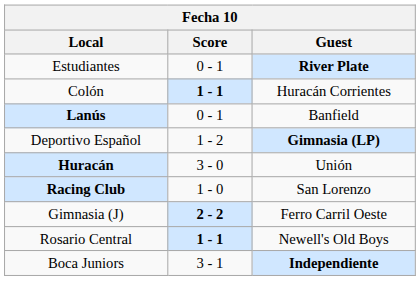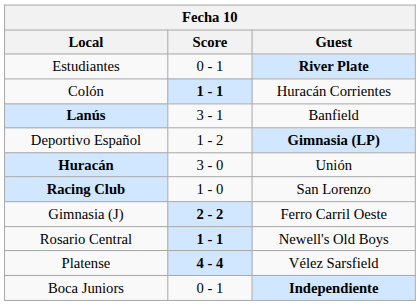(210, 115) 0 - 1 -> (210, 115) 3 - 1
+ row: (86, 263)
(210, 263) 3 - 1 -> (210, 287) 0 - 1
